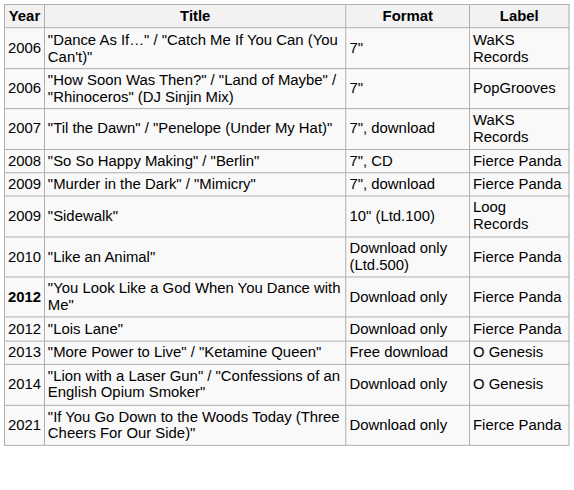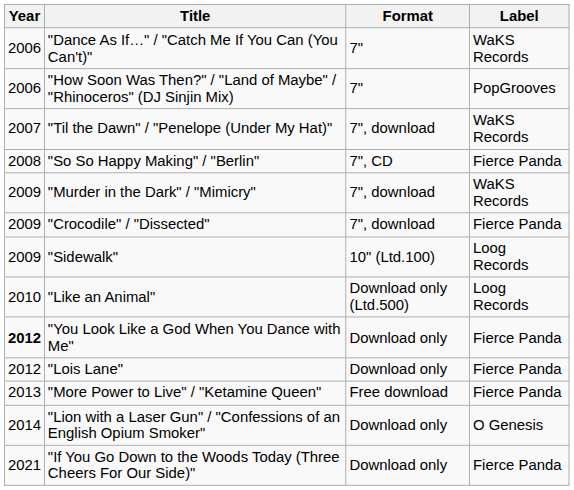(517, 184) Fierce Panda -> (501, 192) WaKS Records
+ row: (129, 224)
(517, 256) Fierce Panda -> (501, 297) Loog Records
(508, 352) O Genesis -> (517, 393) Fierce Panda
